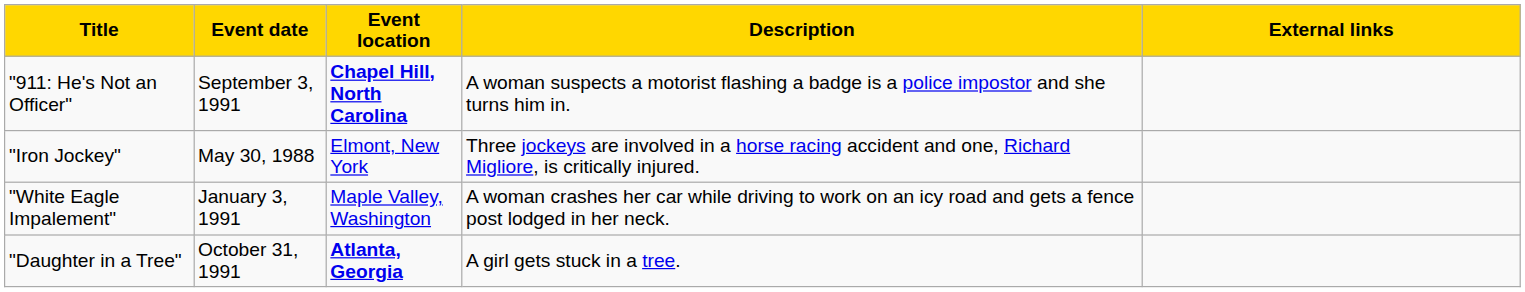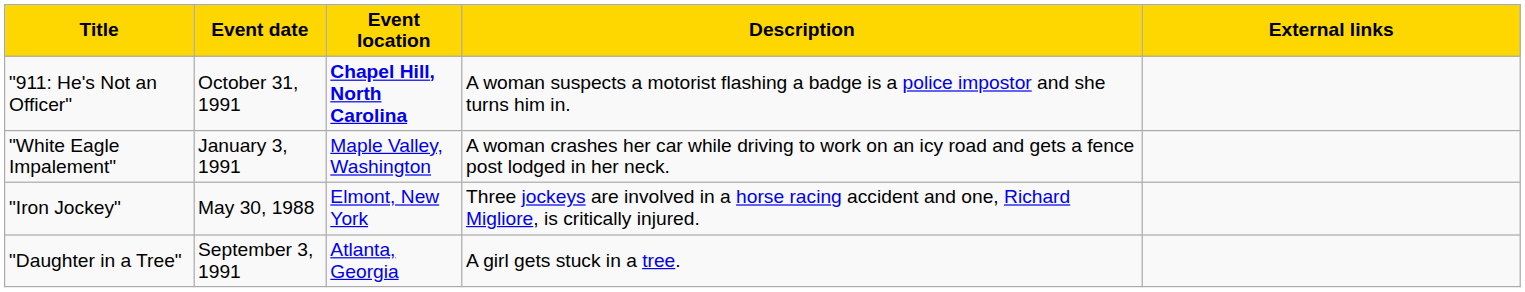(256, 93) September 3, 1991 -> (248, 93) October 31, 1991
rows swapped: (65, 156) <-> (64, 208)
(248, 260) October 31, 1991 -> (256, 260) September 3, 1991
(367, 260) bold -> (364, 260) normal
